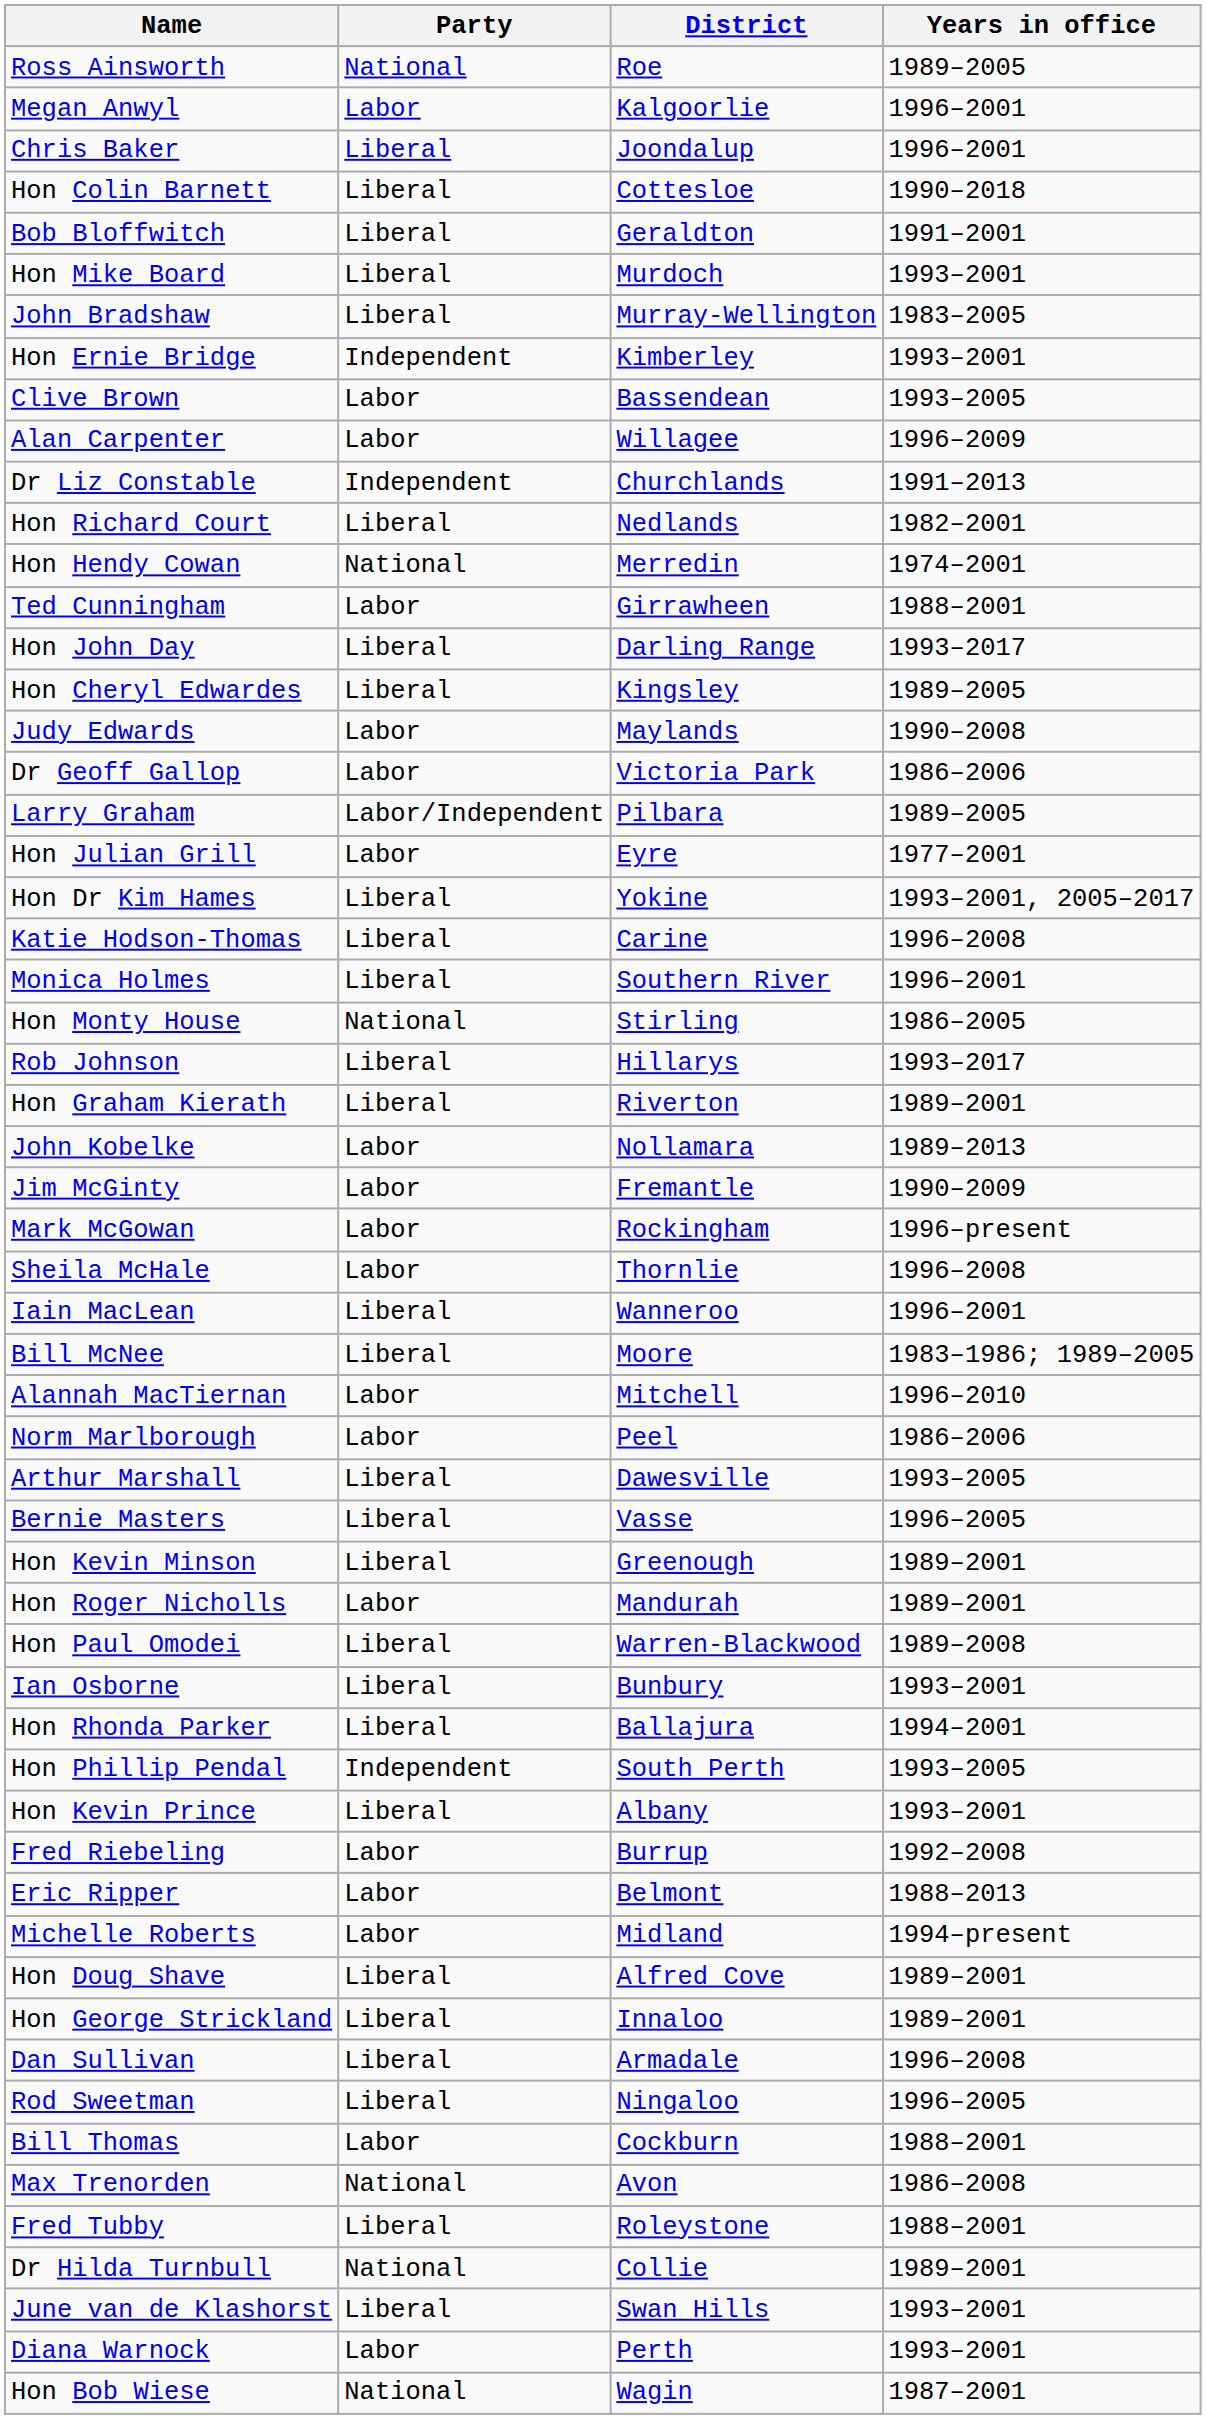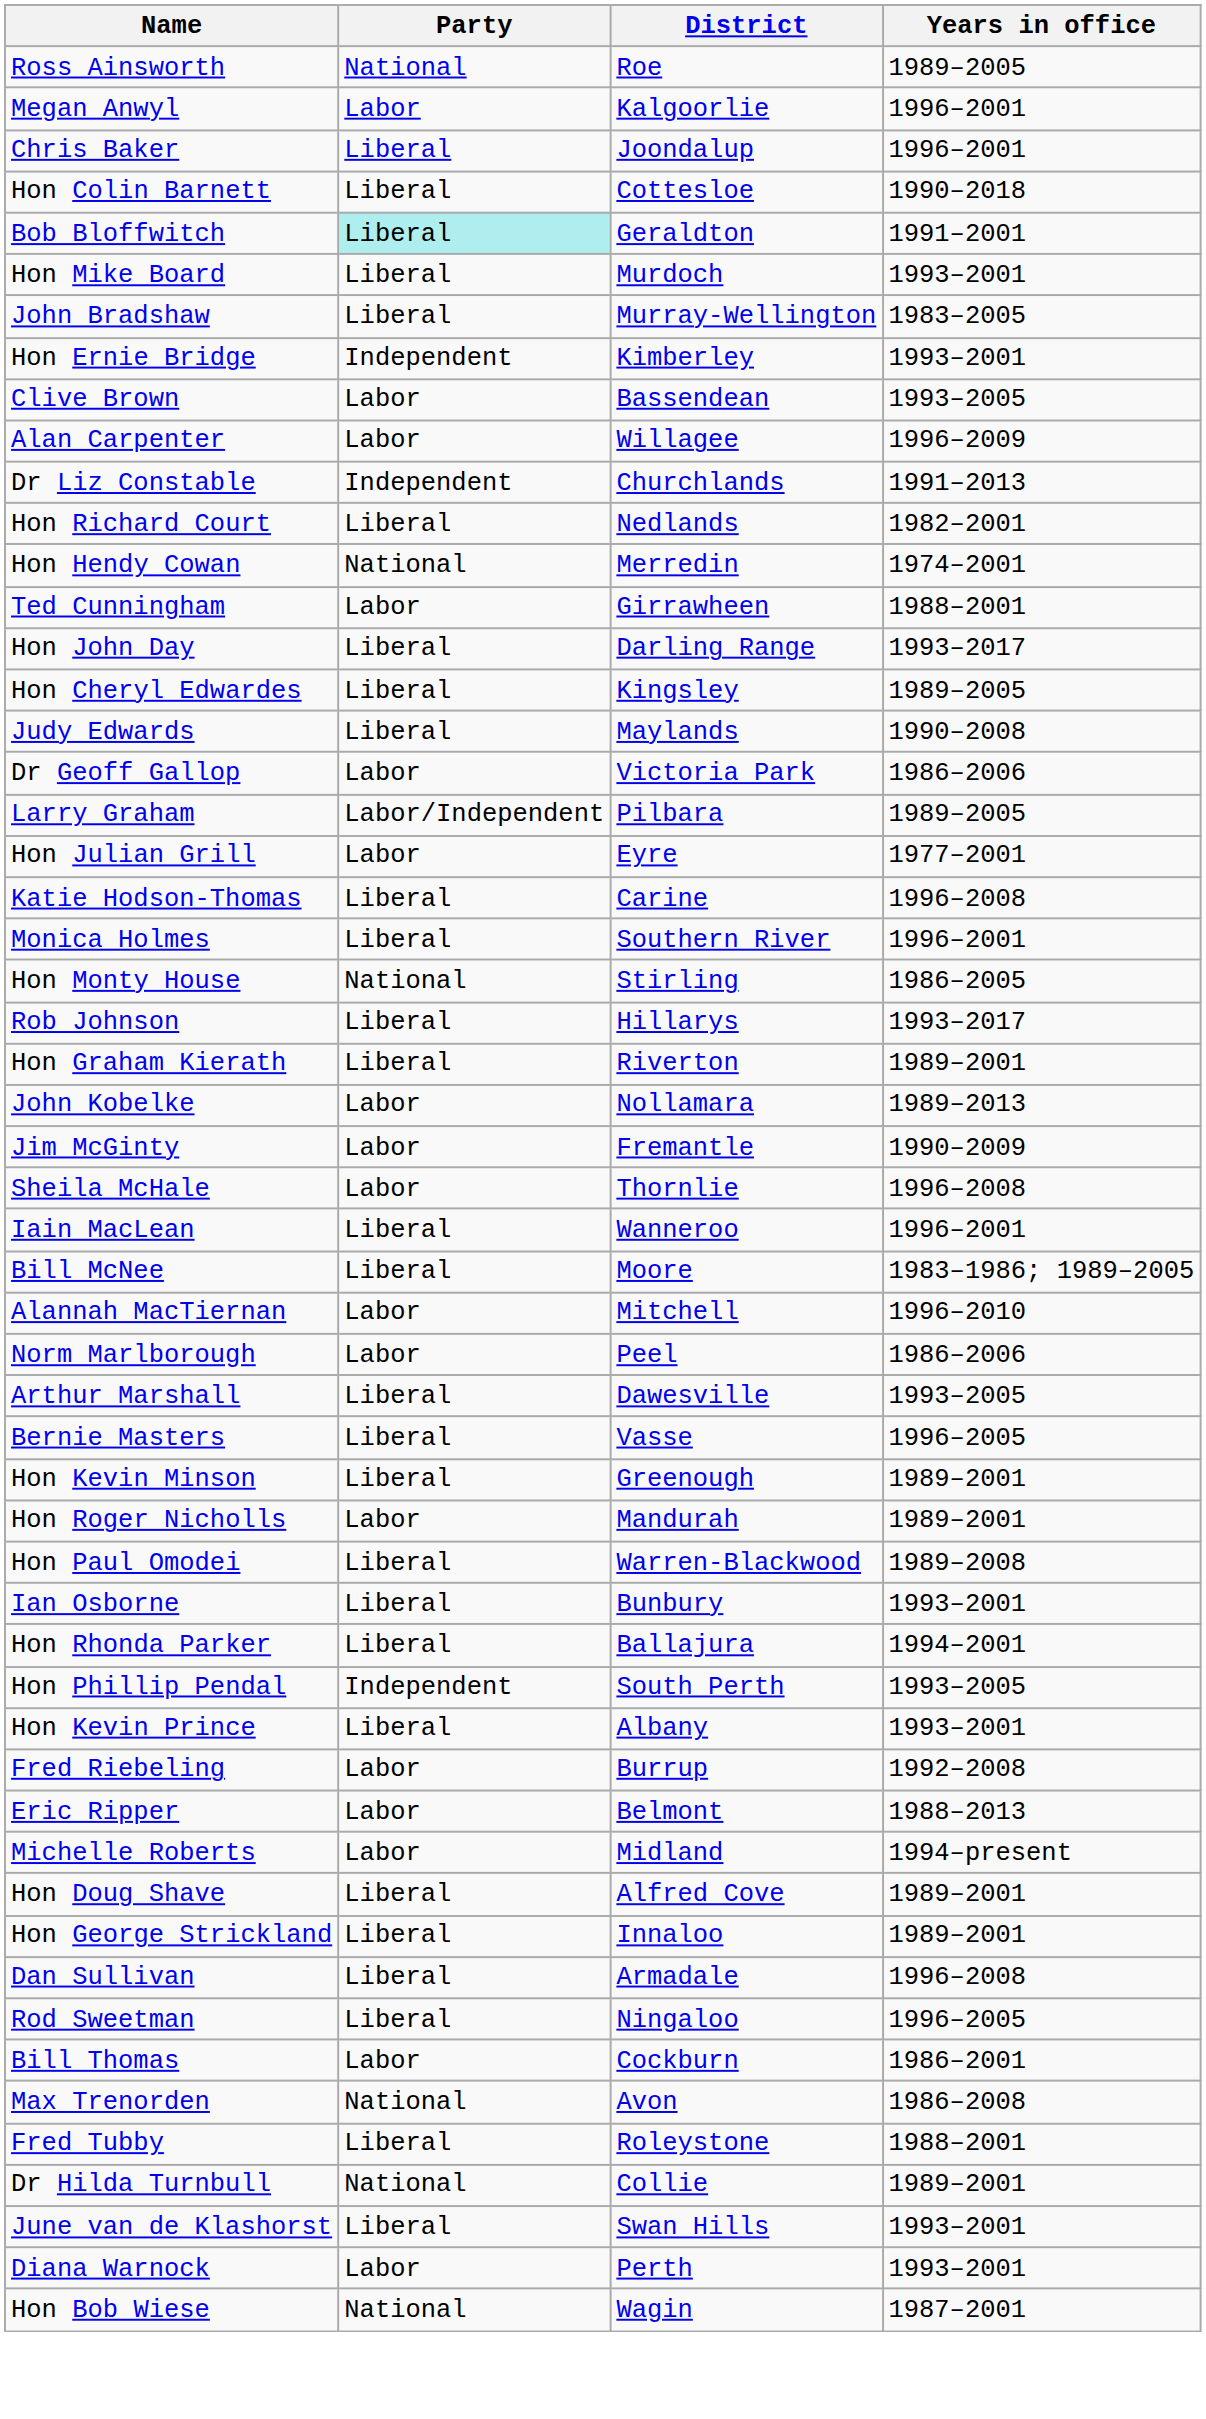(398, 233) no background -> (398, 233) paleturquoise background
(383, 732) Labor -> (398, 732) Liberal
- row: (133, 898)
- row: (103, 1230)
(957, 2144) 1988–2001 -> (957, 2061) 1986–2001
